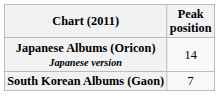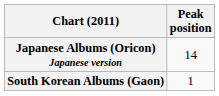(191, 81) 7 -> (191, 81) 1
